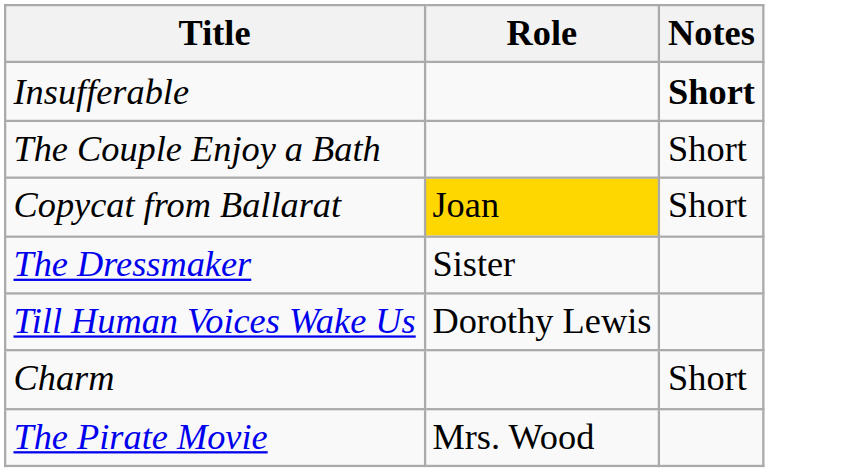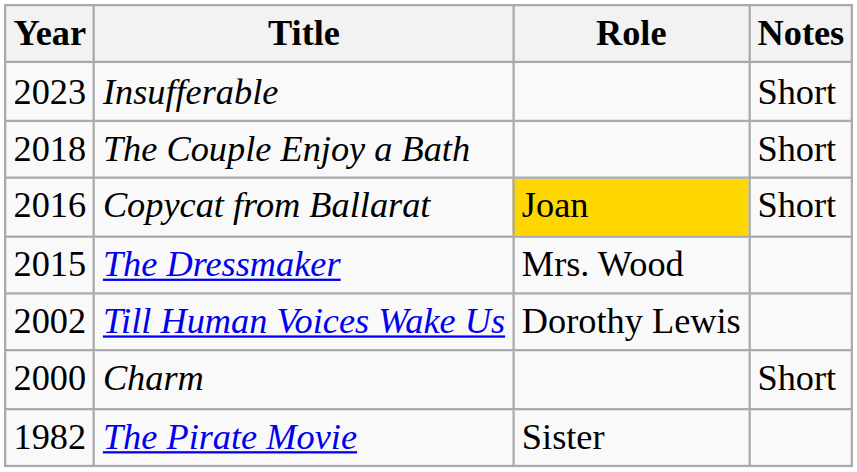+ column: (50, 33)
(712, 90) bold -> (797, 90) normal
(474, 263) Sister -> (603, 263) Mrs. Wood
(513, 436) Mrs. Wood -> (563, 436) Sister
